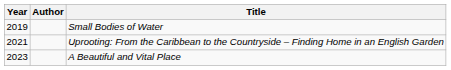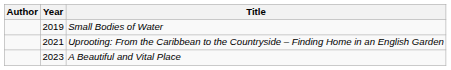columns swapped: (17, 12) <-> (48, 12)
